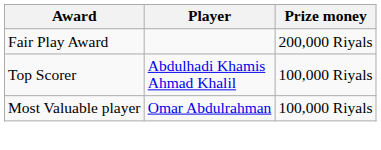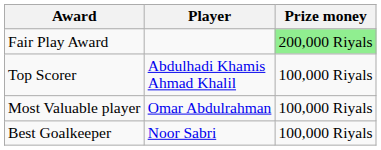(326, 41) no background -> (326, 41) lightgreen background
+ row: (60, 132)
